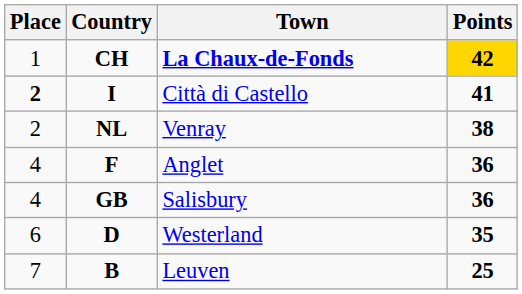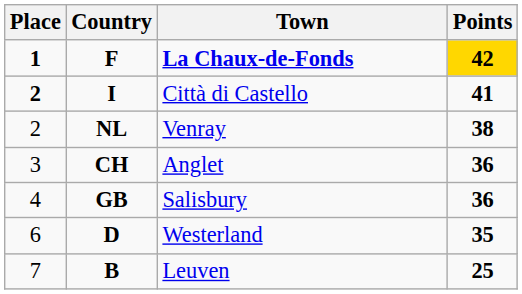(35, 57) normal -> (35, 57) bold
(112, 57) CH -> (112, 57) F
(35, 164) 4 -> (35, 164) 3
(112, 164) F -> (112, 164) CH
